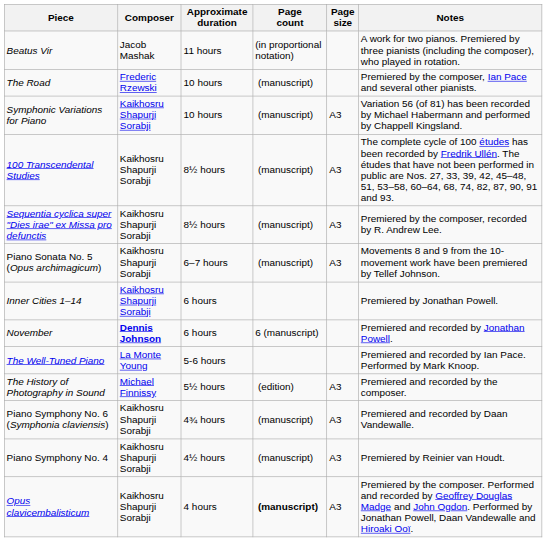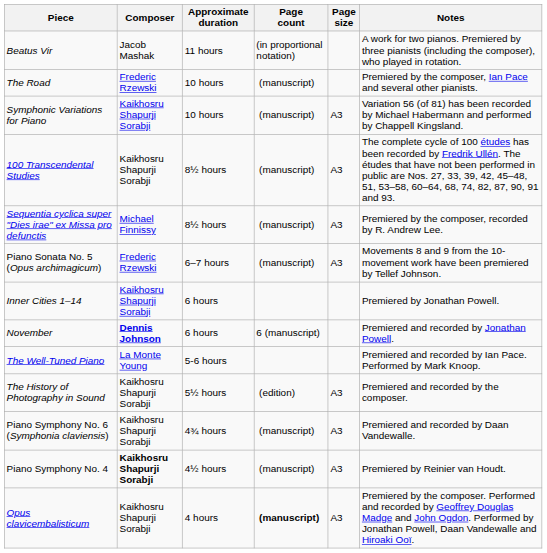(142, 224) Kaikhosru Shapurji Sorabji -> (138, 224) Michael Finnissy
(142, 263) Kaikhosru Shapurji Sorabji -> (138, 263) Frederic Rzewski
(138, 387) Michael Finnissy -> (142, 392) Kaikhosru Shapurji Sorabji
(142, 457) normal -> (144, 468) bold
